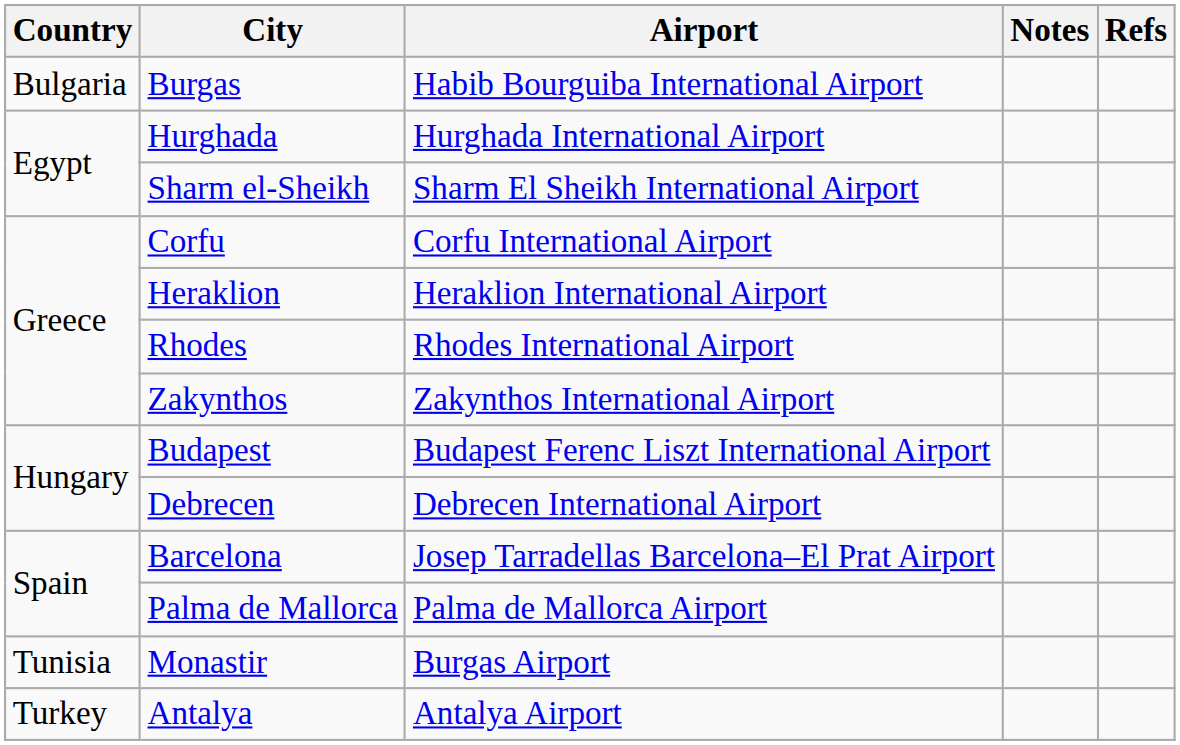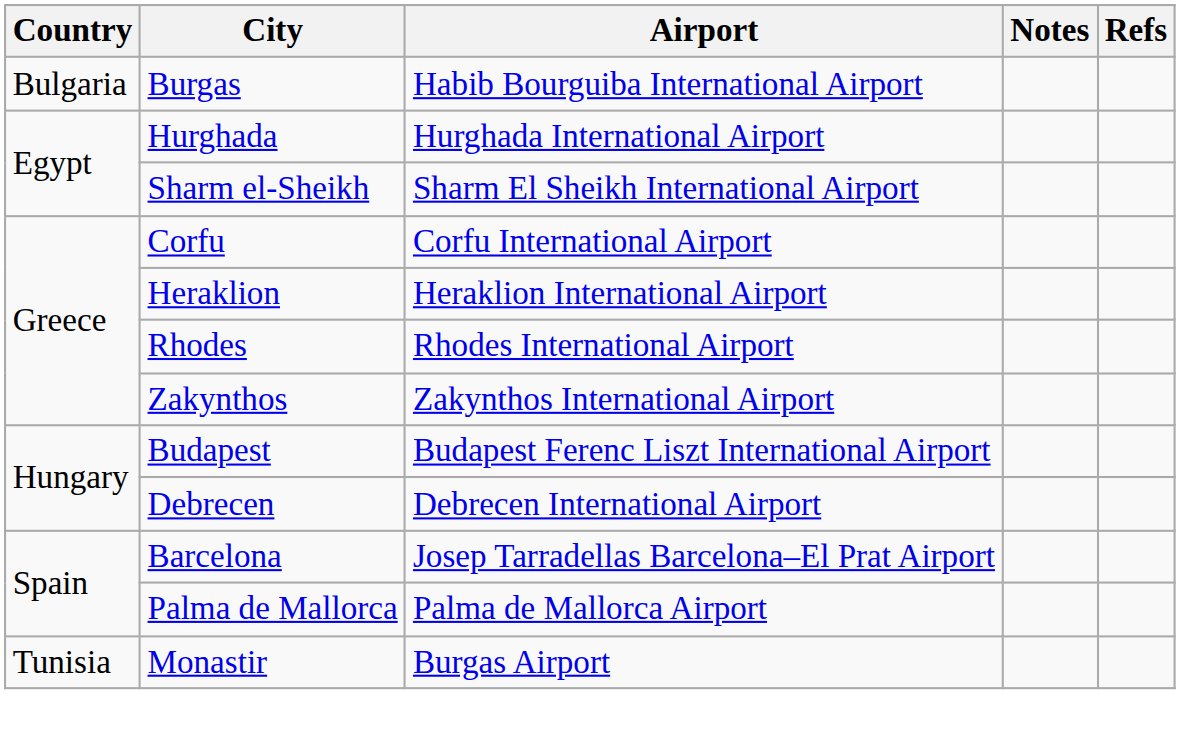- row: (200, 713)
